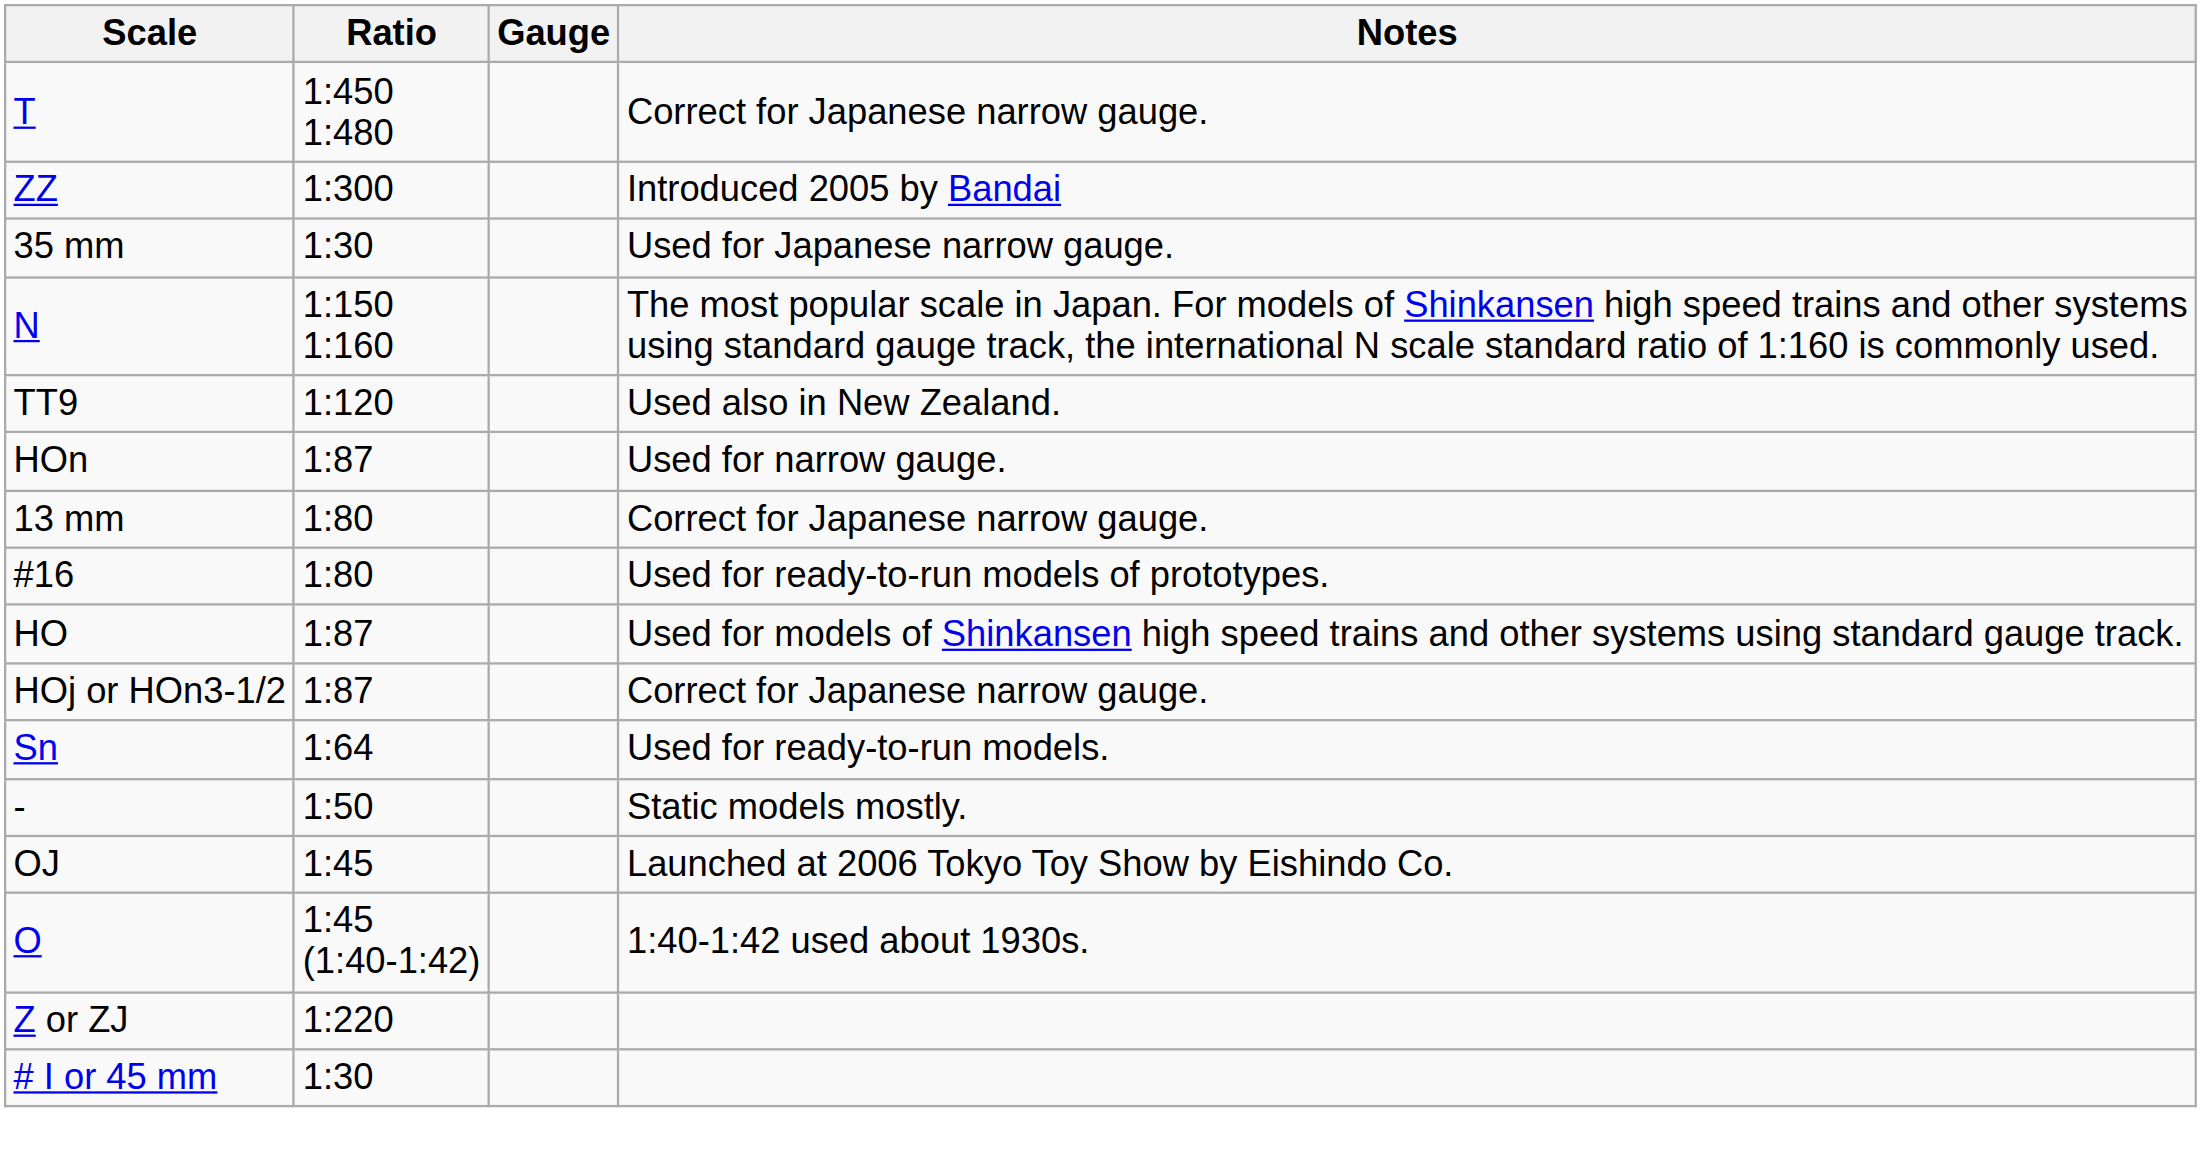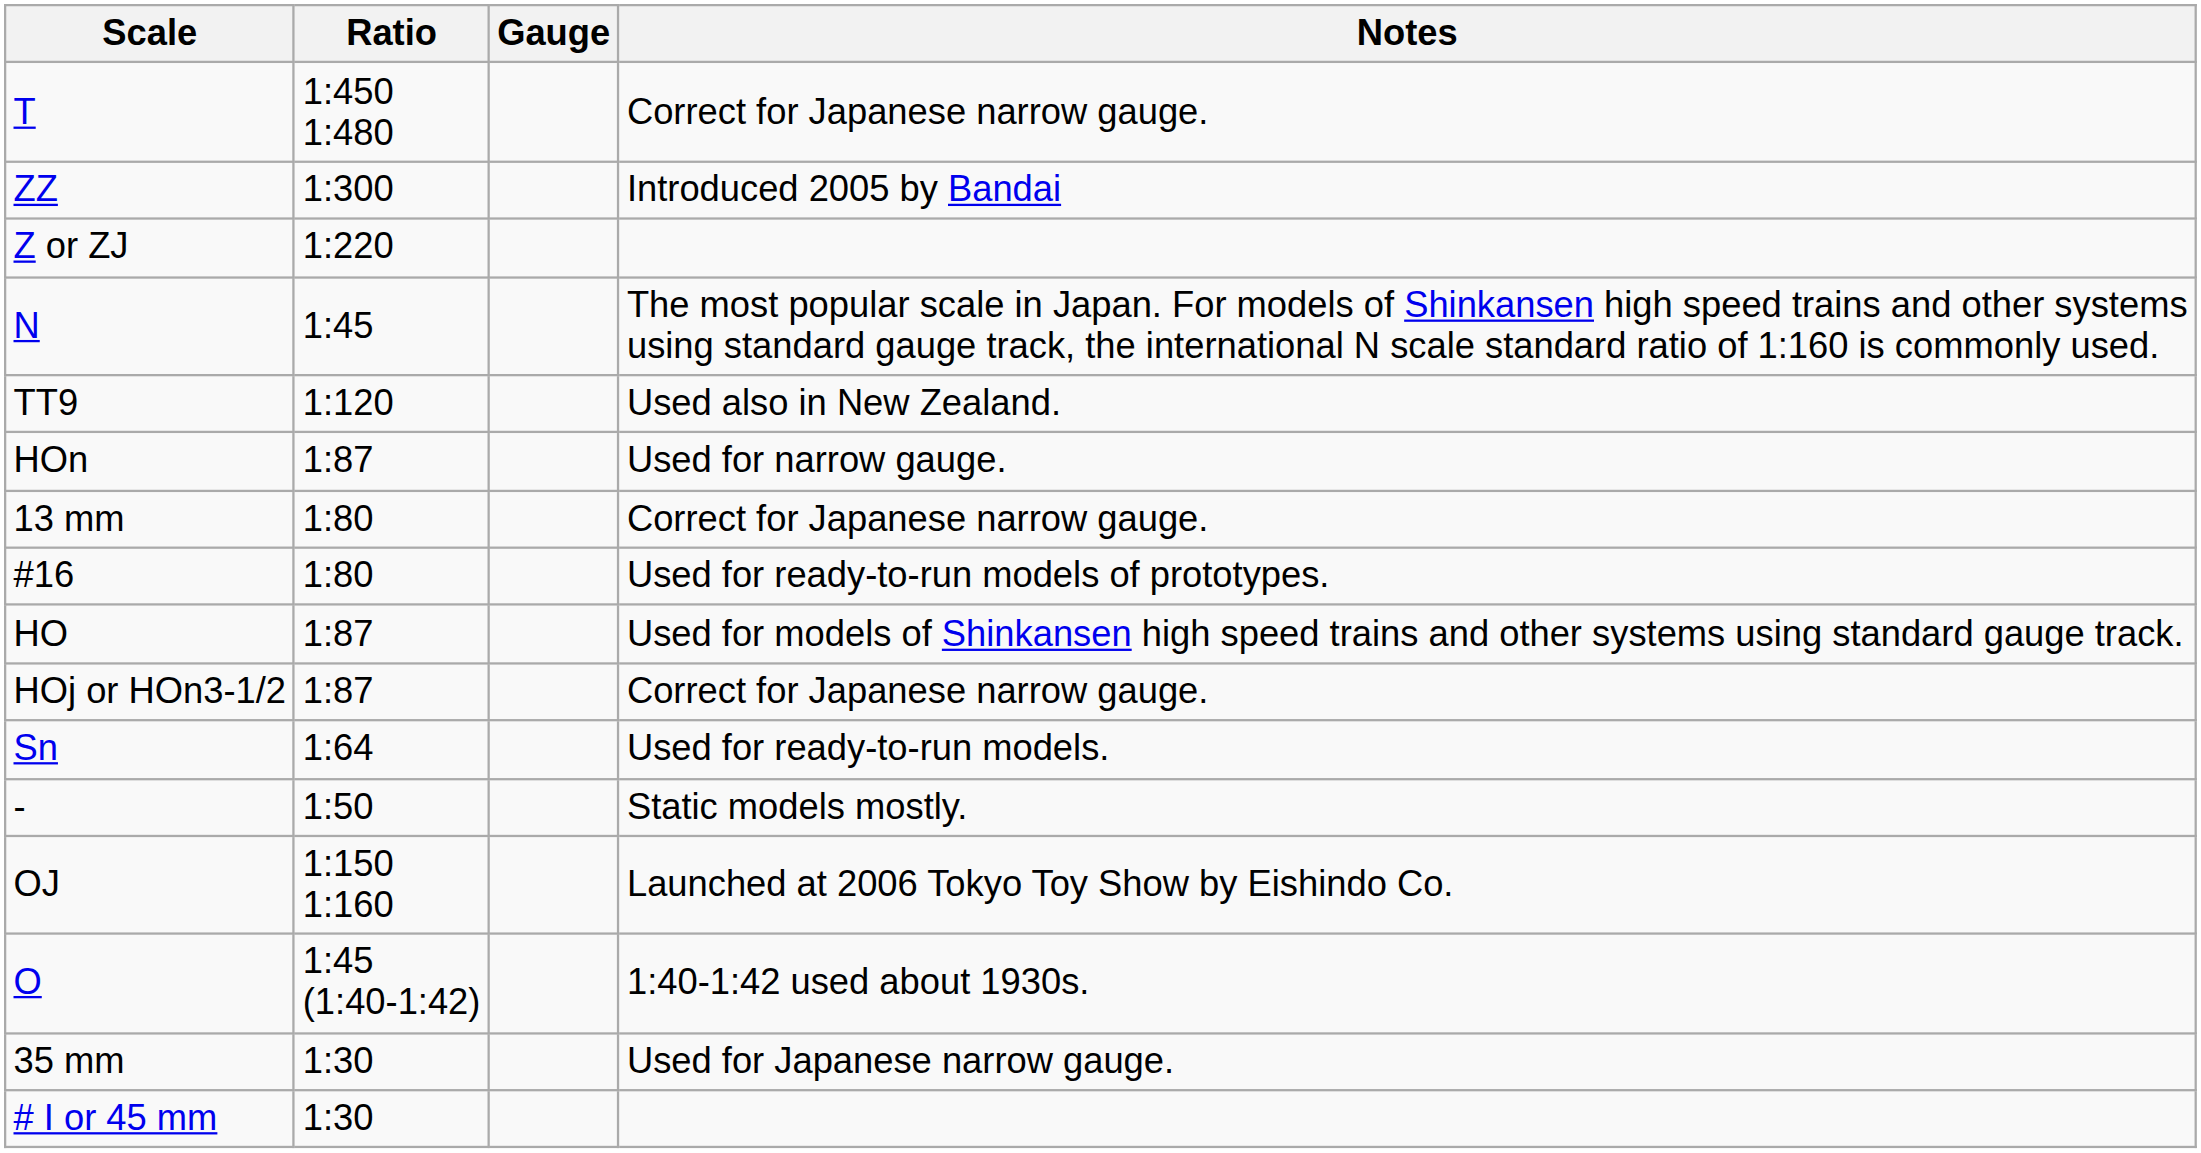rows swapped: (71, 1019) <-> (69, 246)
(348, 324) 1:150 1:160 -> (338, 324) 1:45
(338, 863) 1:45 -> (348, 884) 1:150 1:160
